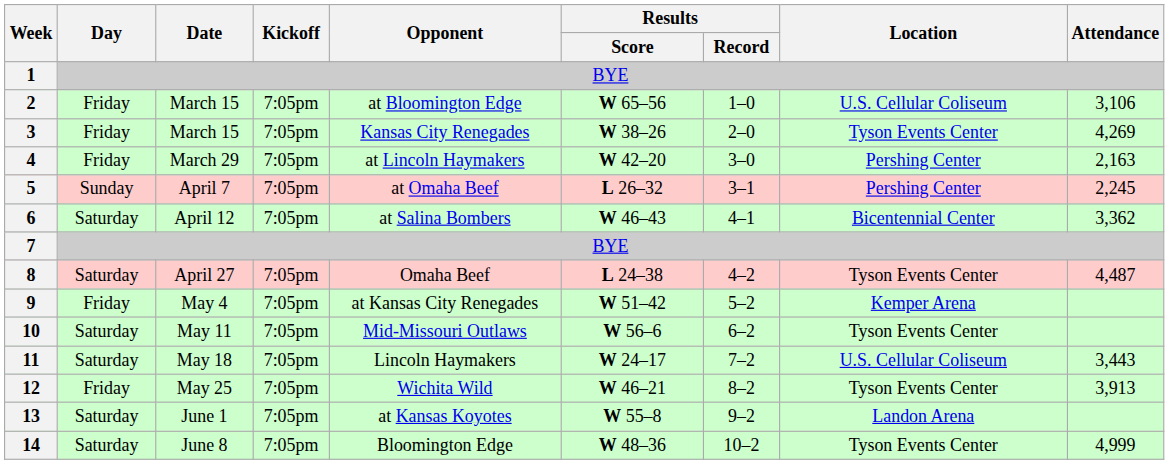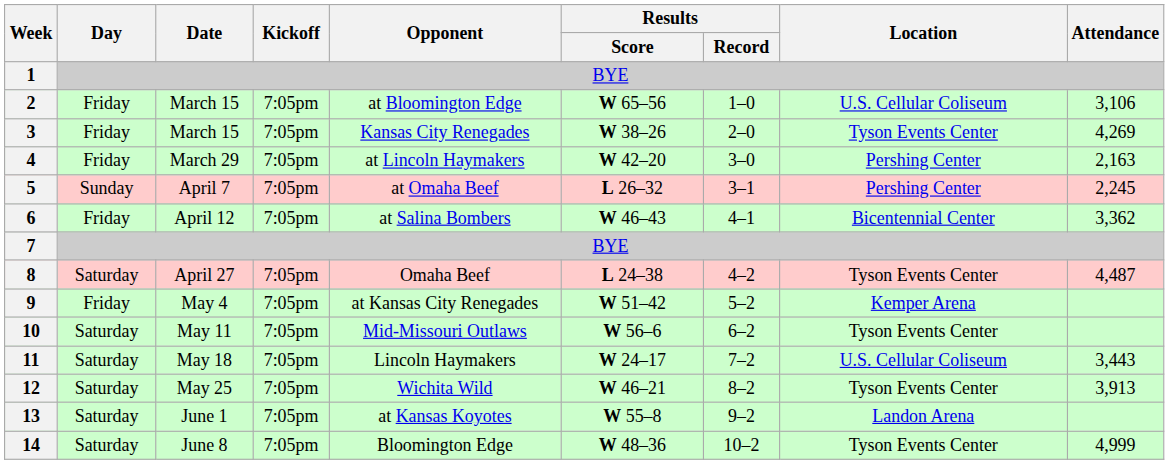(107, 217) Saturday -> (107, 217) Friday
(107, 388) Friday -> (107, 388) Saturday
